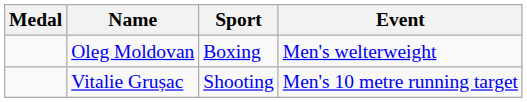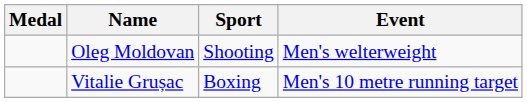(232, 50) Boxing -> (239, 50) Shooting
(239, 81) Shooting -> (232, 81) Boxing
